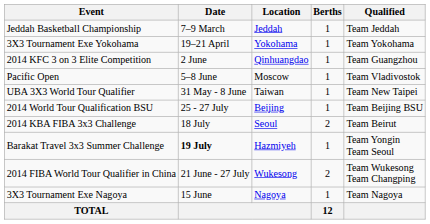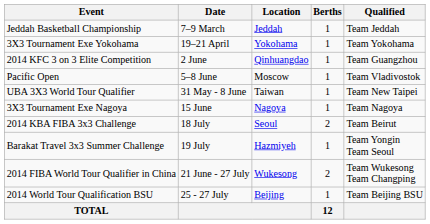rows swapped: (67, 195) <-> (80, 108)
(196, 146) bold -> (195, 146) normal
